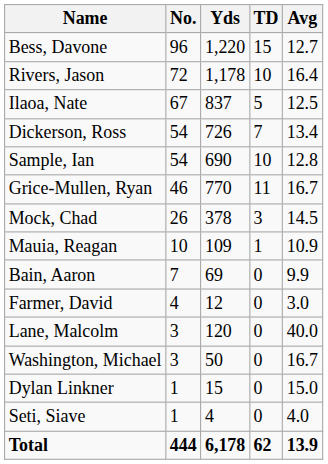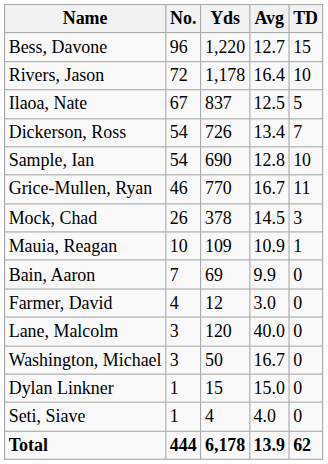columns swapped: (266, 18) <-> (302, 18)
